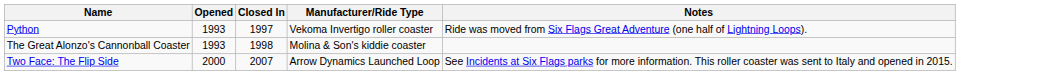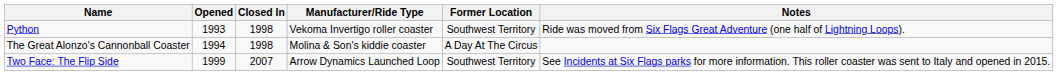+ column: (491, 12)
(261, 29) 1997 -> (261, 29) 1998
(214, 45) 1993 -> (214, 45) 1994
(214, 62) 2000 -> (214, 62) 1999
